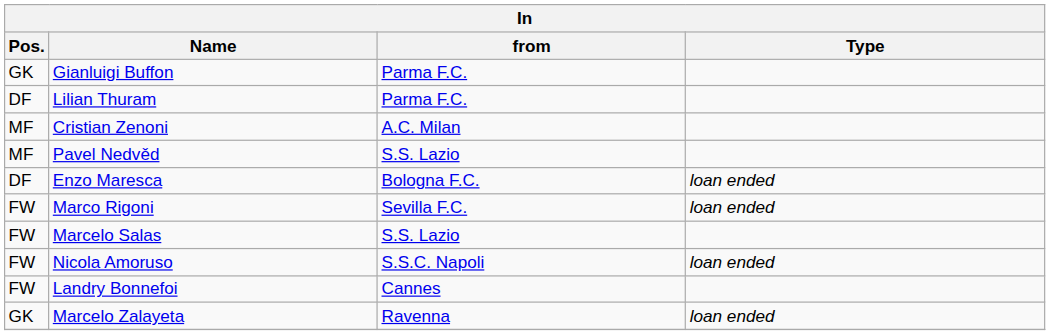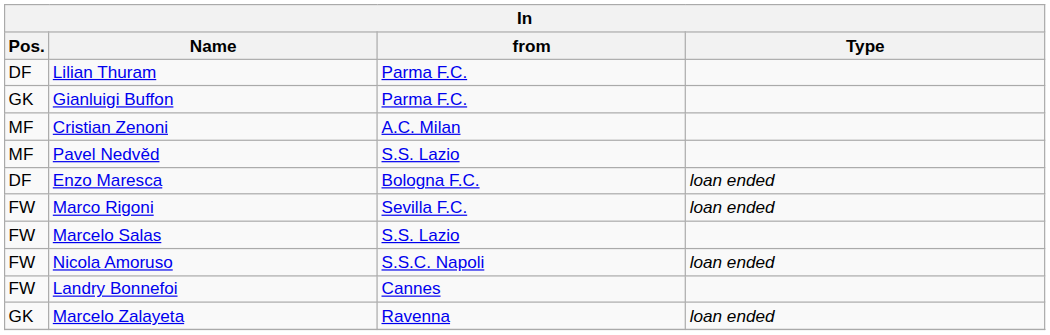rows swapped: (113, 73) <-> (105, 100)
